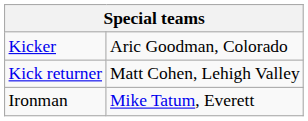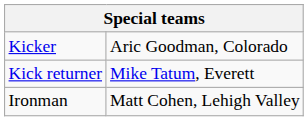(205, 73) Matt Cohen, Lehigh Valley -> (182, 73) Mike Tatum, Everett
(182, 101) Mike Tatum, Everett -> (205, 101) Matt Cohen, Lehigh Valley
